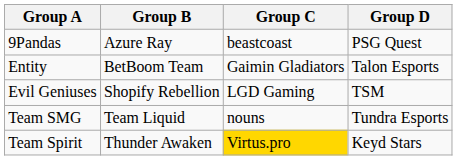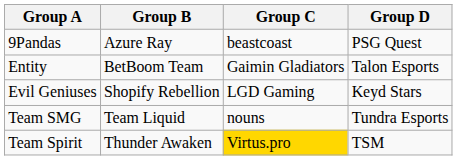(368, 92) TSM -> (387, 92) Keyd Stars
(387, 142) Keyd Stars -> (368, 142) TSM
